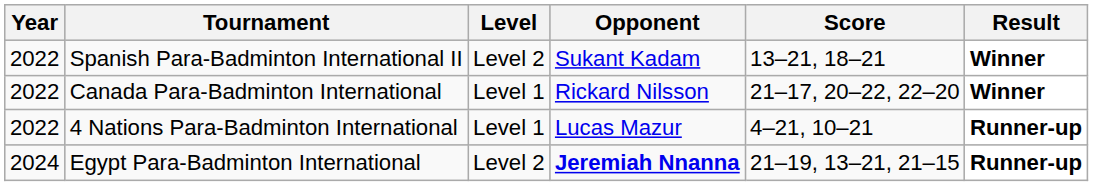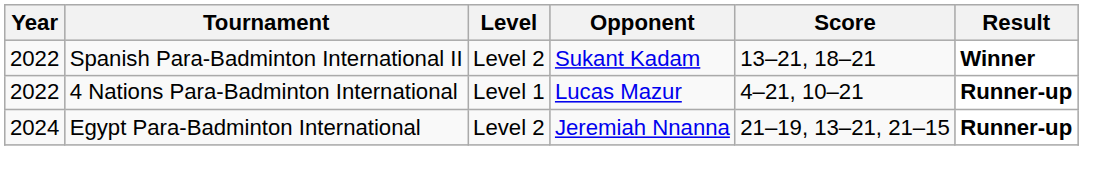- row: (256, 93)
(647, 163) bold -> (642, 128) normal
